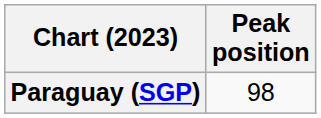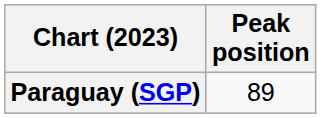(261, 92) 98 -> (261, 92) 89
